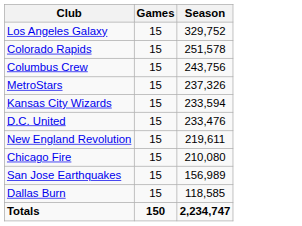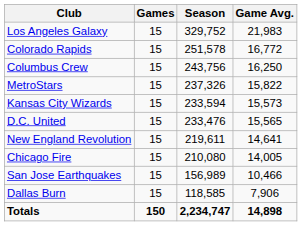+ column: (265, 13)
